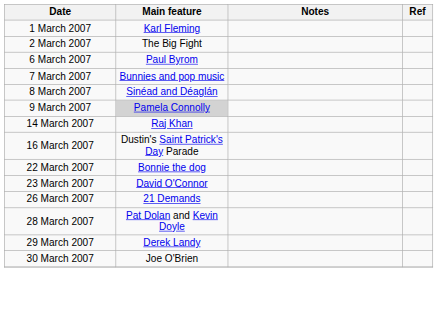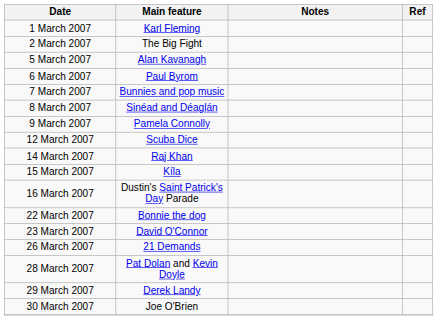+ row: (60, 60)
(172, 108) lightgrey background -> (172, 124) no background
+ row: (60, 140)
+ row: (60, 172)
